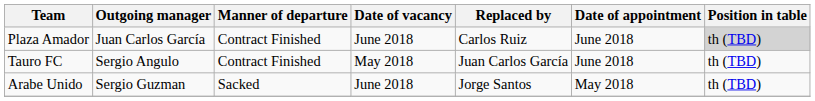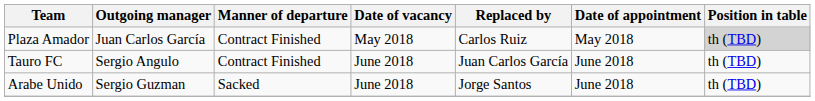(384, 38) June 2018 -> (384, 38) May 2018
(604, 38) June 2018 -> (604, 38) May 2018
(384, 61) May 2018 -> (384, 61) June 2018
(604, 84) May 2018 -> (604, 84) June 2018
